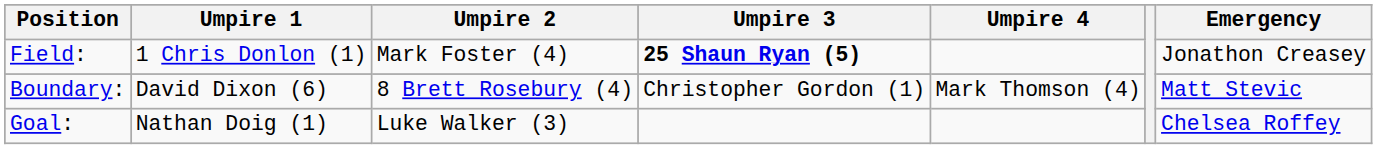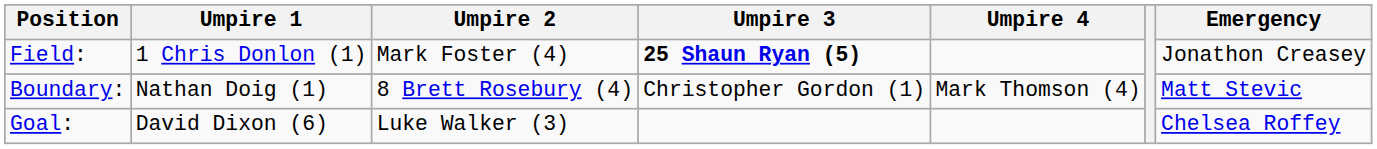(232, 91) David Dixon (6) -> (232, 91) Nathan Doig (1)
(232, 126) Nathan Doig (1) -> (232, 126) David Dixon (6)
